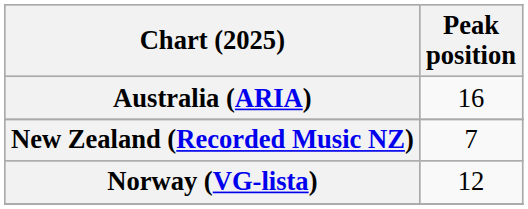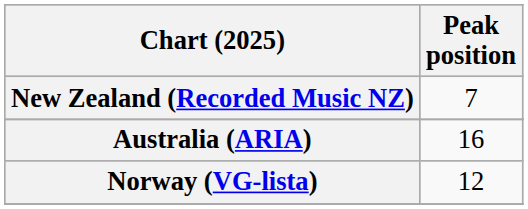rows swapped: (212, 97) <-> (212, 139)
